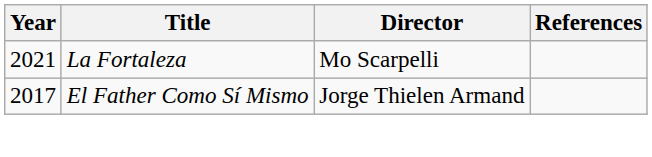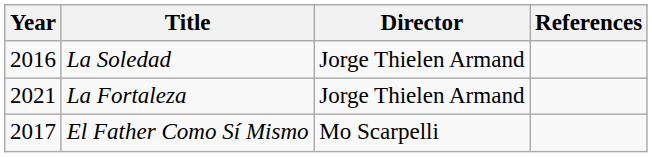+ row: (119, 59)
(379, 59) Mo Scarpelli -> (422, 95) Jorge Thielen Armand
(422, 95) Jorge Thielen Armand -> (379, 132) Mo Scarpelli
